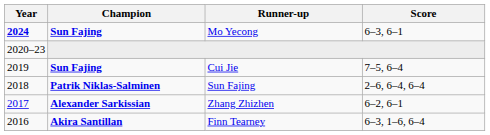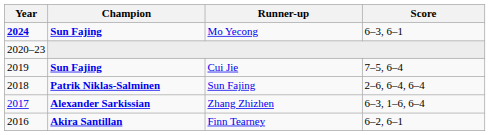(384, 104) 6–2, 6–1 -> (395, 104) 6–3, 1–6, 6–4
(395, 122) 6–3, 1–6, 6–4 -> (384, 122) 6–2, 6–1
